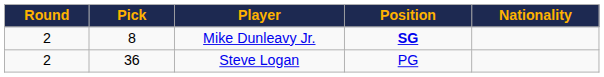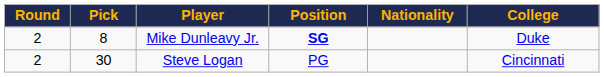+ column: (533, 15)
(132, 60) 36 -> (104, 60) 30
